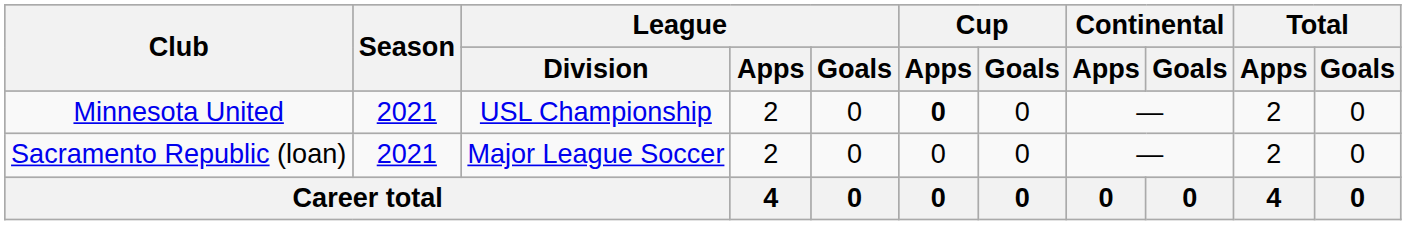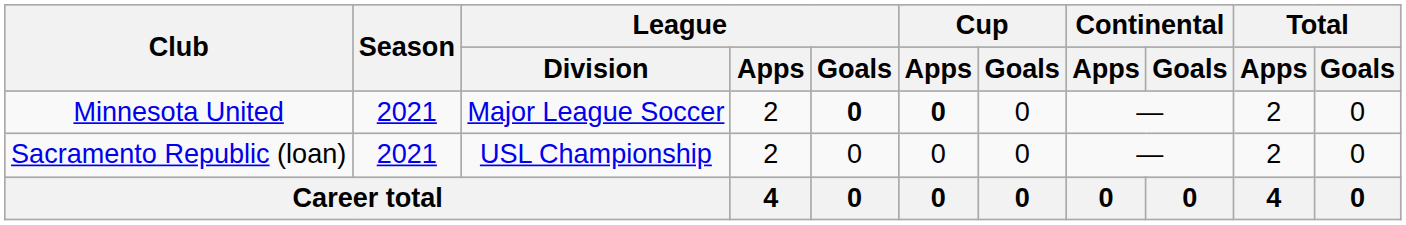(596, 111) USL Championship -> (596, 111) Major League Soccer
(855, 111) normal -> (855, 111) bold
(596, 154) Major League Soccer -> (596, 154) USL Championship
